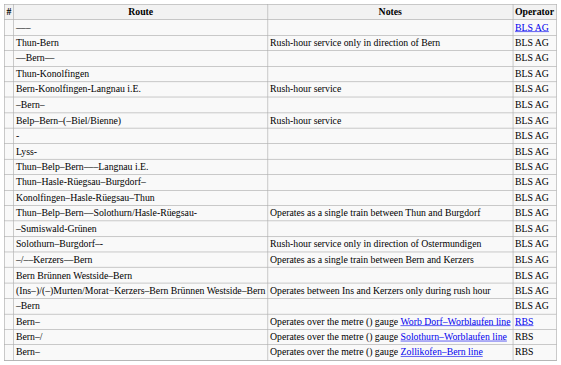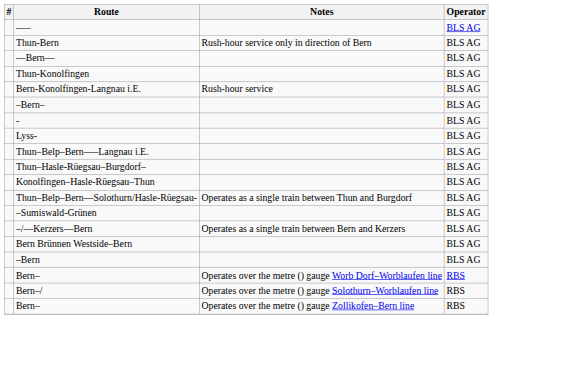- row: (69, 120)
- row: (59, 244)
- row: (141, 290)
